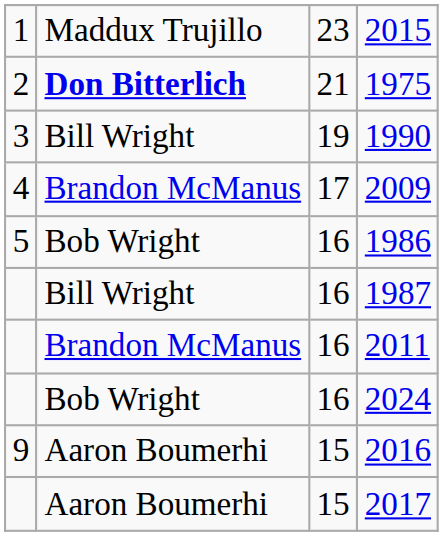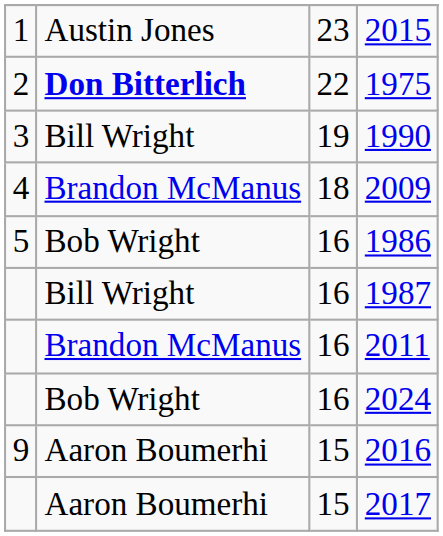(154, 30) Maddux Trujillo -> (130, 30) Austin Jones
(333, 83) 21 -> (333, 83) 22
(333, 188) 17 -> (333, 188) 18
